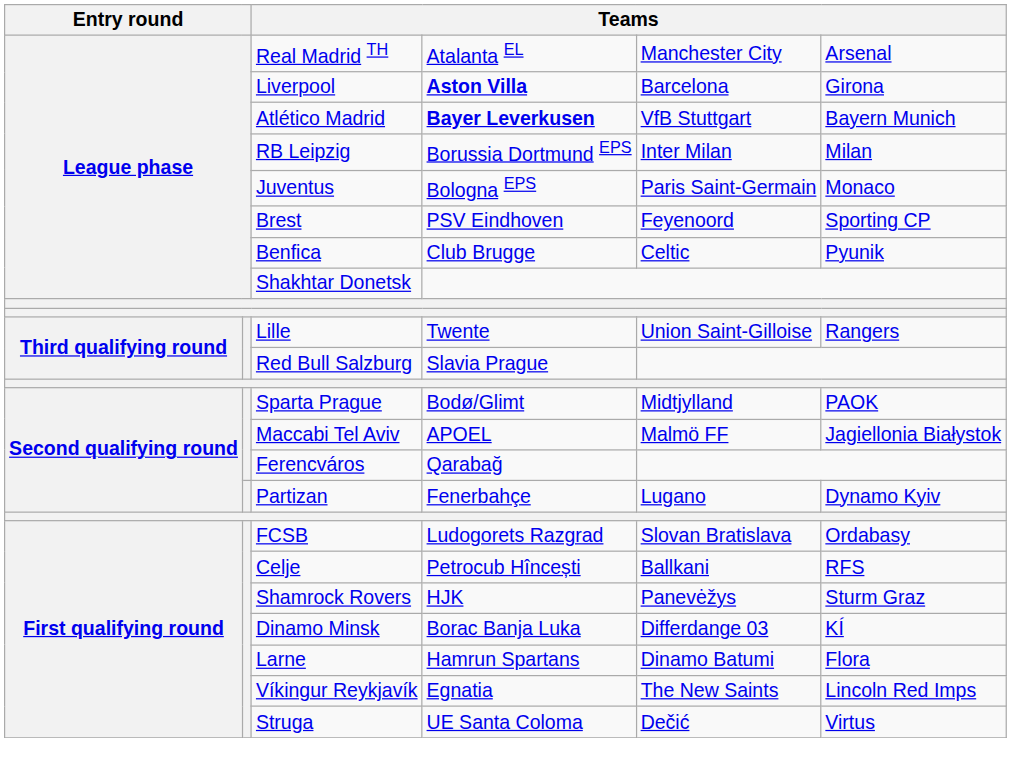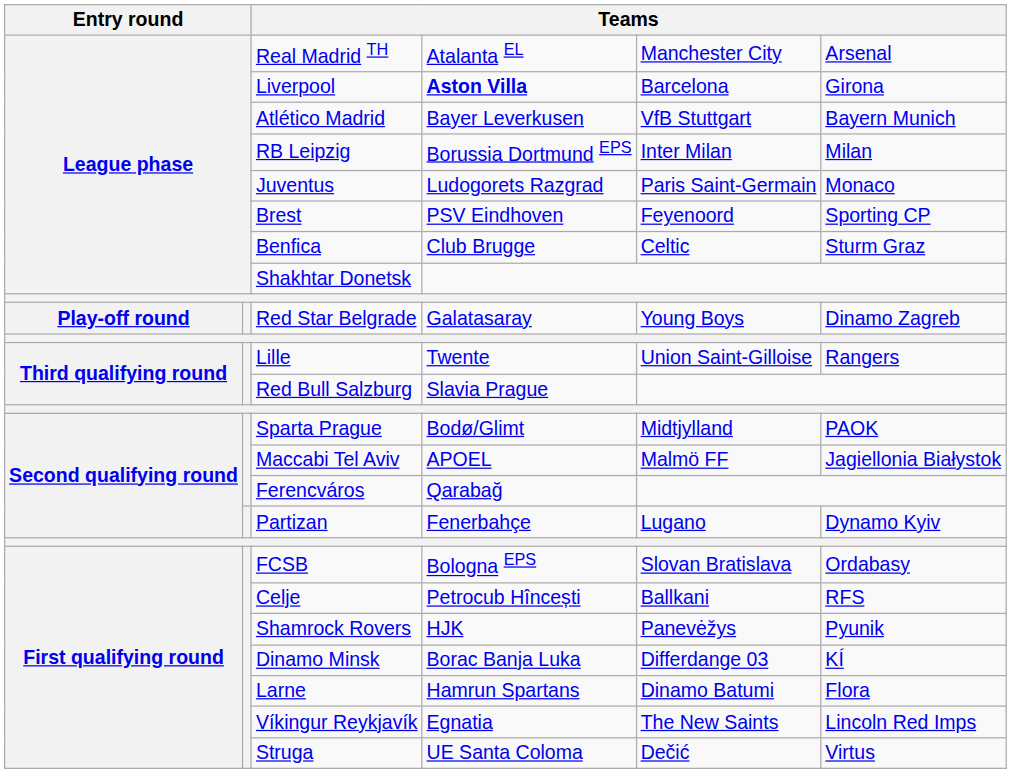(511, 118) bold -> (505, 118) normal
(481, 187) Bologna EPS -> (515, 185) Ludogorets Razgrad
(855, 252) Pyunik -> (875, 247) Sturm Graz
+ row: (336, 318)
(515, 536) Ludogorets Razgrad -> (481, 564) Bologna EPS
(875, 598) Sturm Graz -> (855, 629) Pyunik
